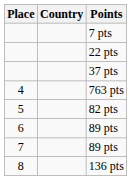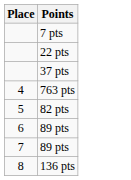- column: (62, 14)
